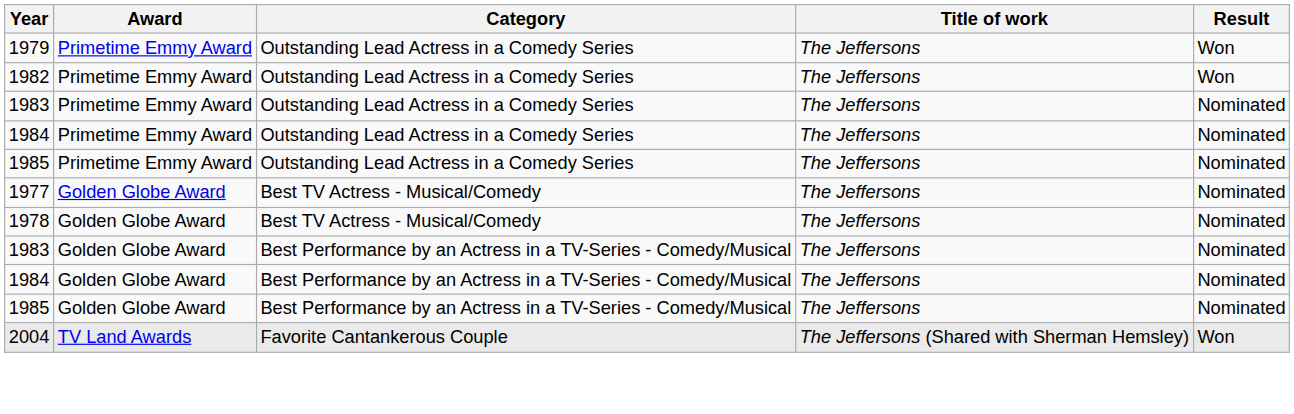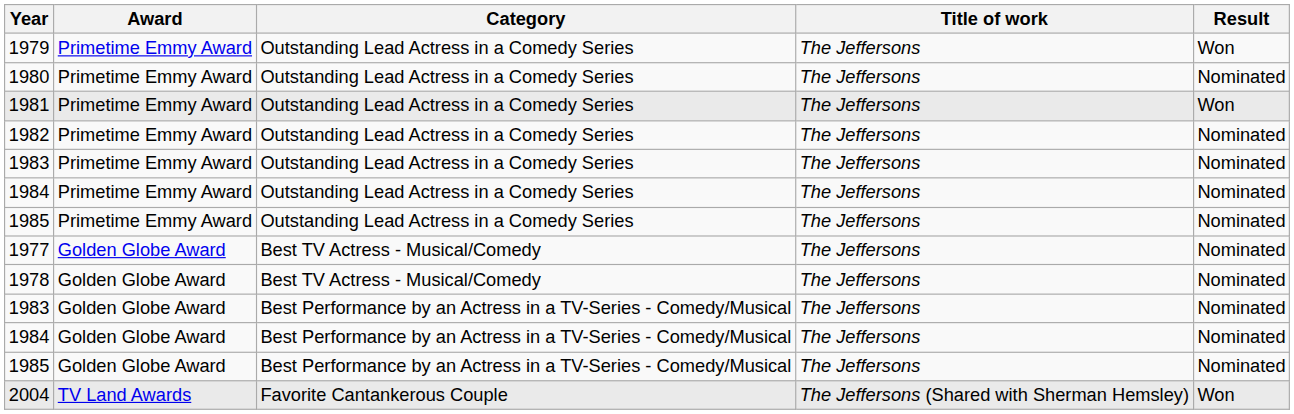+ row: (29, 76)
+ row: (29, 105)
(1216, 76) Won -> (1241, 134) Nominated
